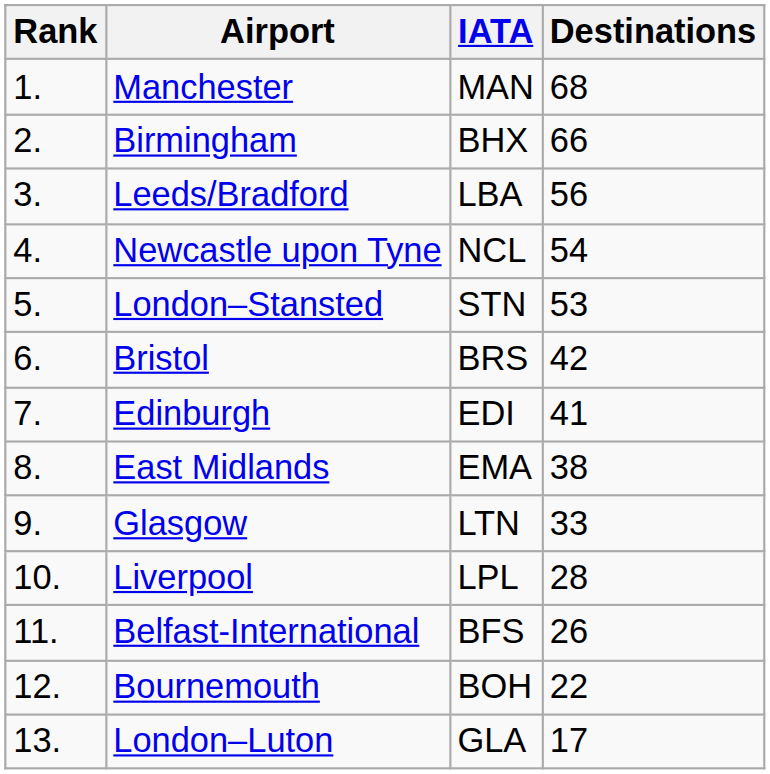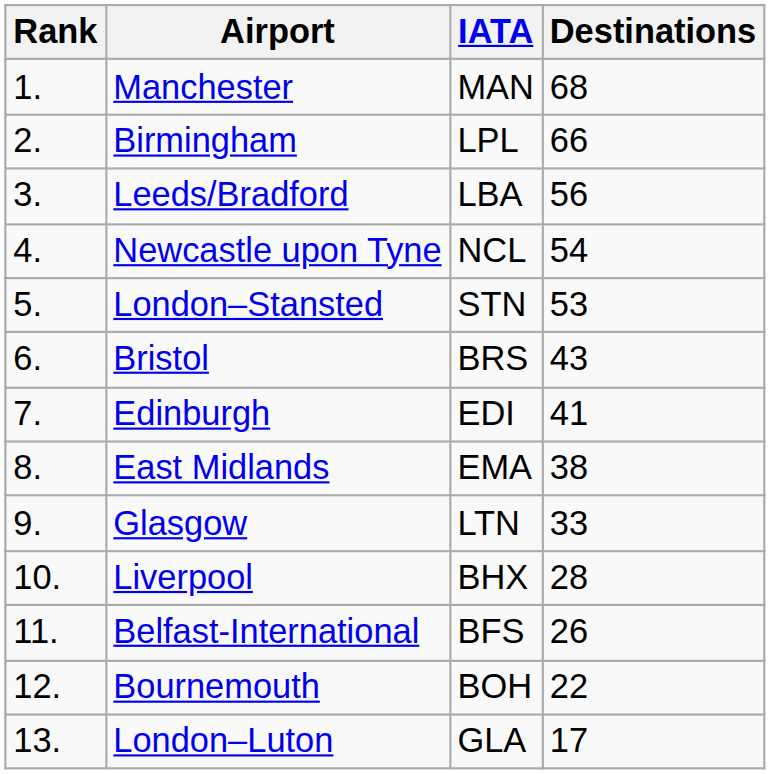(493, 140) BHX -> (488, 140) LPL
(569, 359) 42 -> (569, 359) 43
(488, 577) LPL -> (493, 577) BHX
